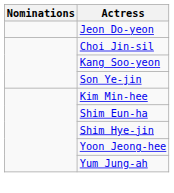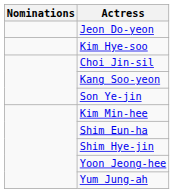+ row: (114, 46)
